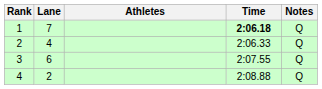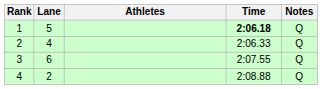(49, 28) 7 -> (49, 28) 5
